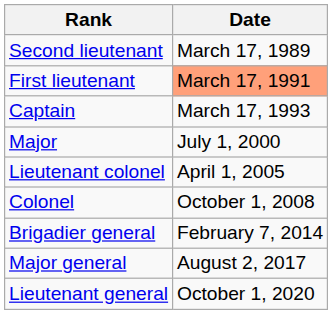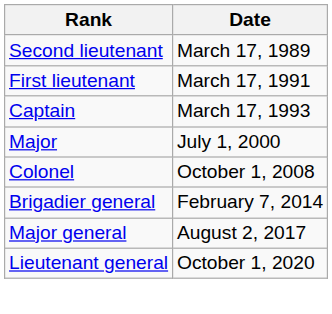(244, 80) lightsalmon background -> (244, 80) no background
- row: (87, 171)
